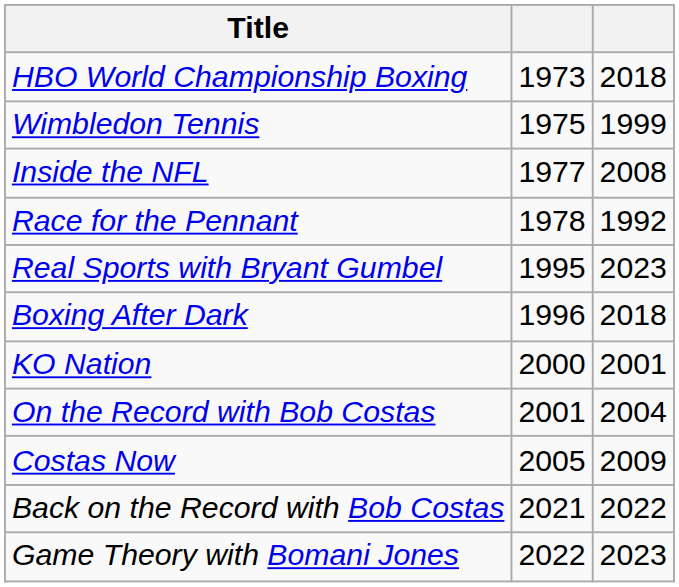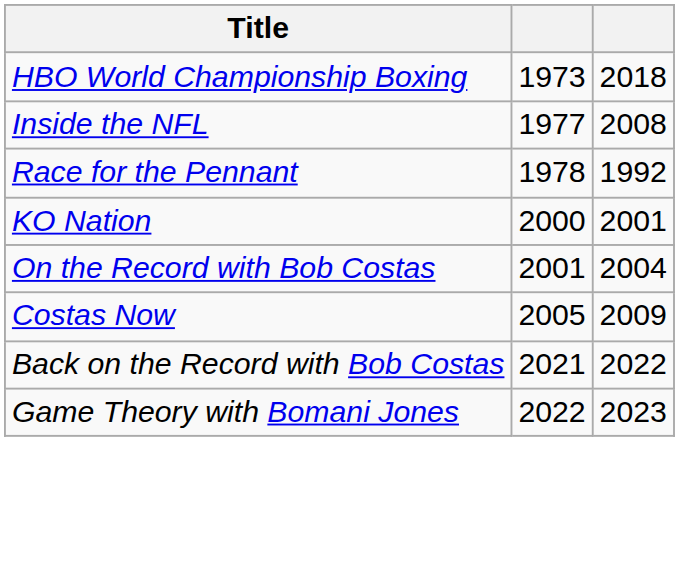- row: (136, 124)
- row: (227, 268)
- row: (130, 316)
